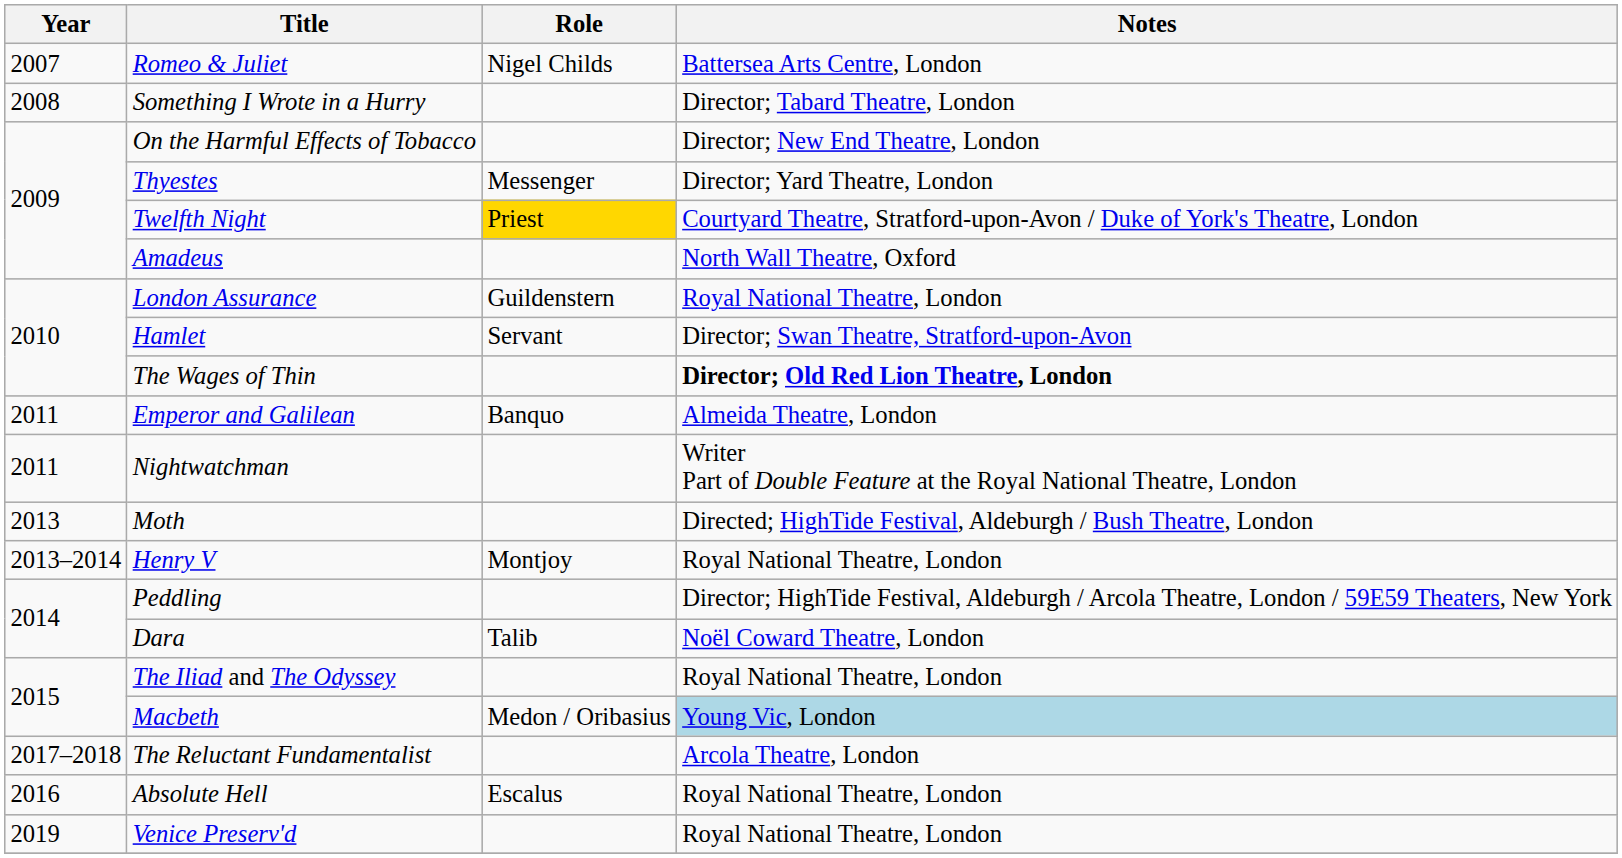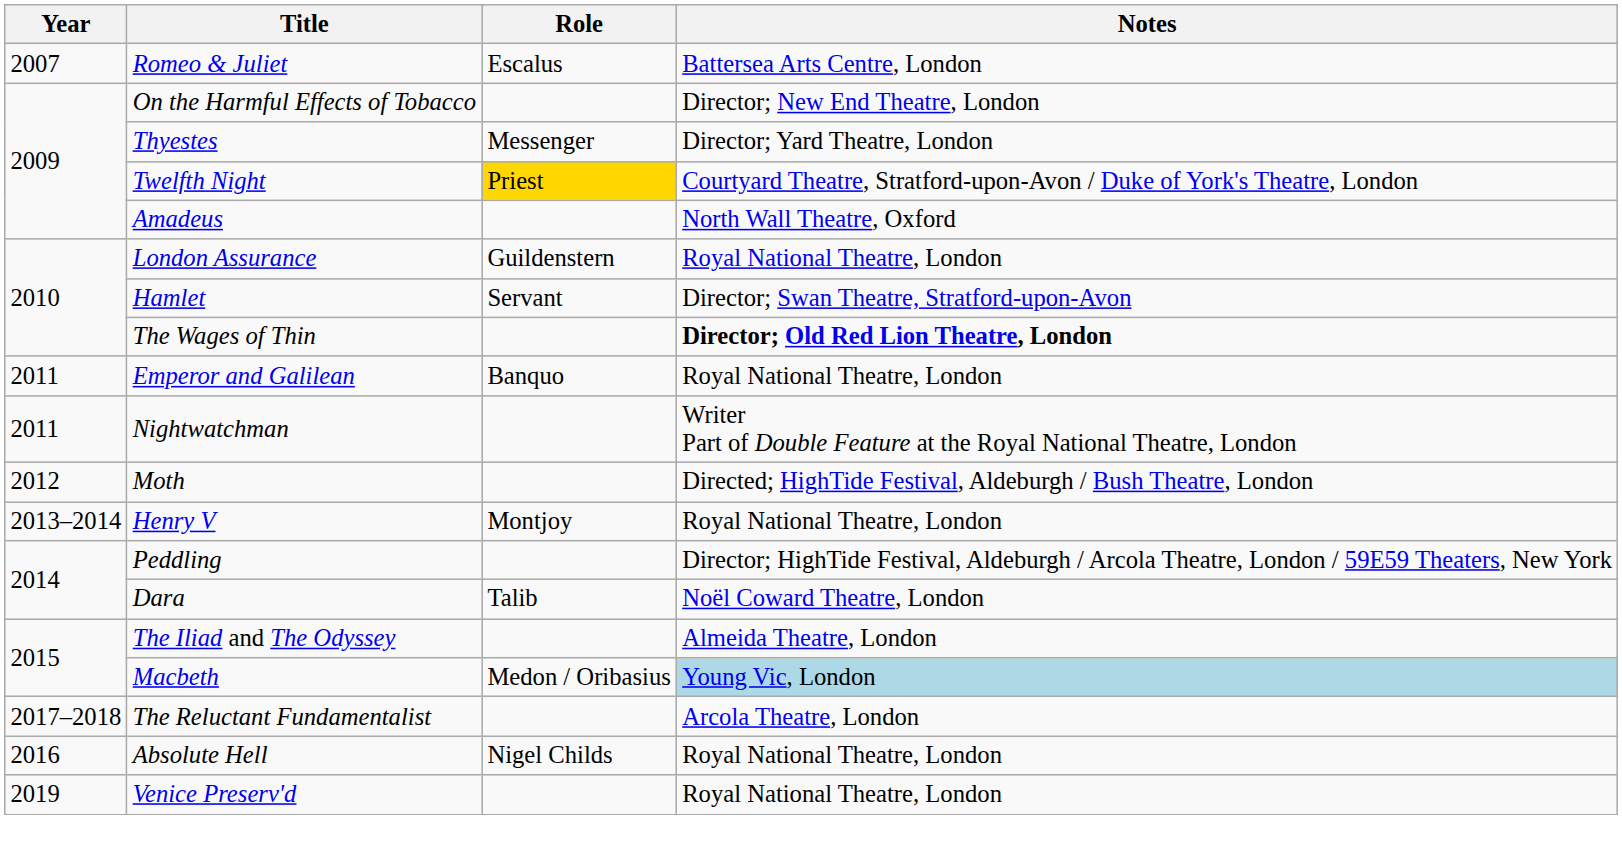(550, 63) Nigel Childs -> (525, 63) Escalus
- row: (279, 102)
(810, 414) Almeida Theatre, London -> (842, 375) Royal National Theatre, London
(35, 520) 2013 -> (35, 481) 2012
(842, 676) Royal National Theatre, London -> (810, 637) Almeida Theatre, London
(525, 794) Escalus -> (550, 755) Nigel Childs
